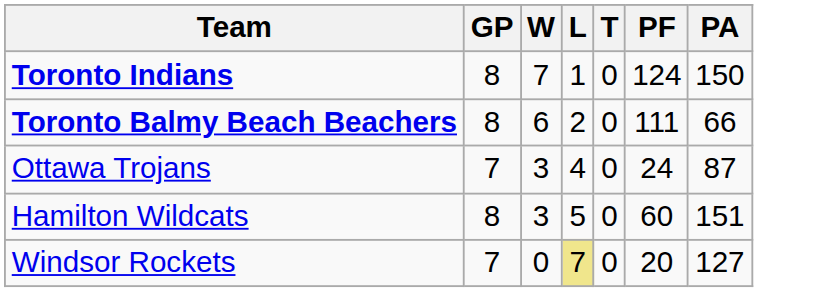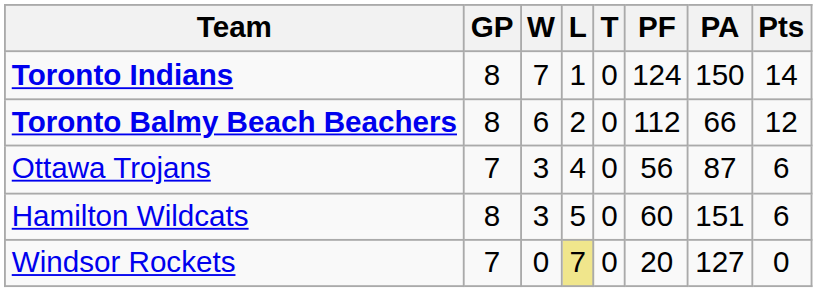+ column: (781, 27)
(657, 121) 111 -> (657, 121) 112
(657, 168) 24 -> (657, 168) 56
